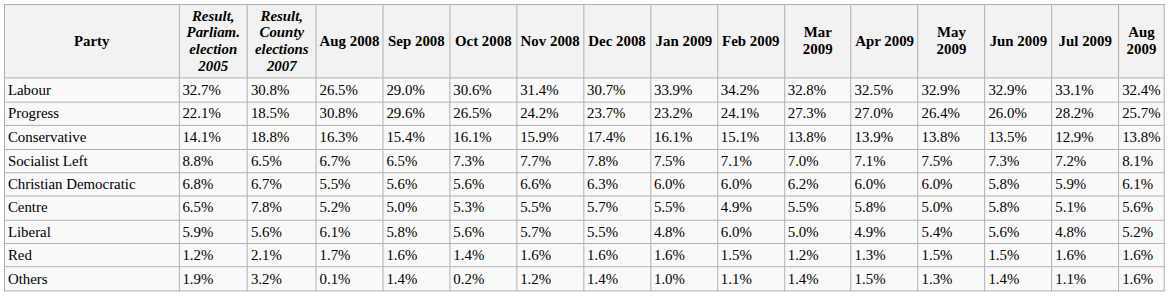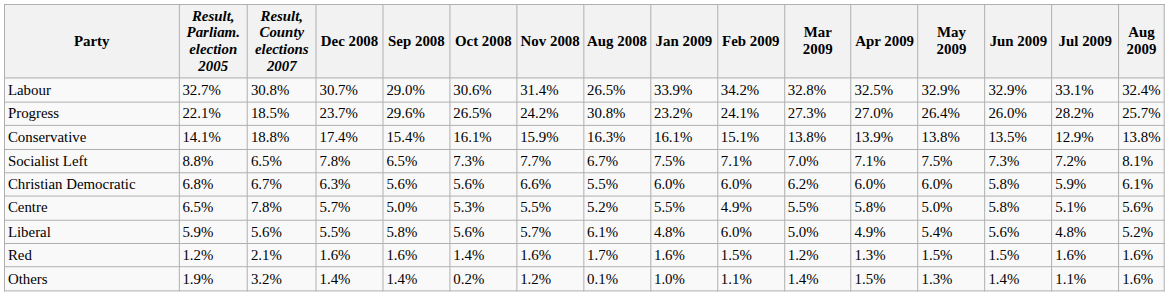columns swapped: (350, 41) <-> (617, 41)
